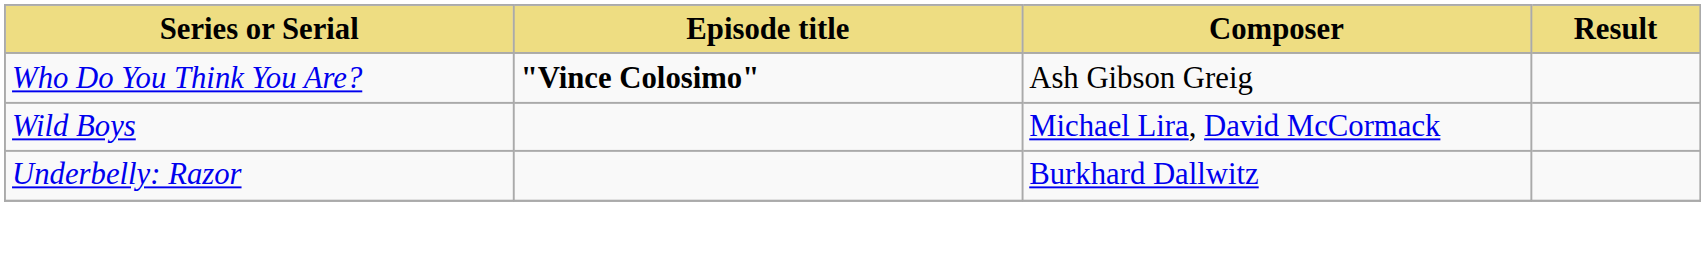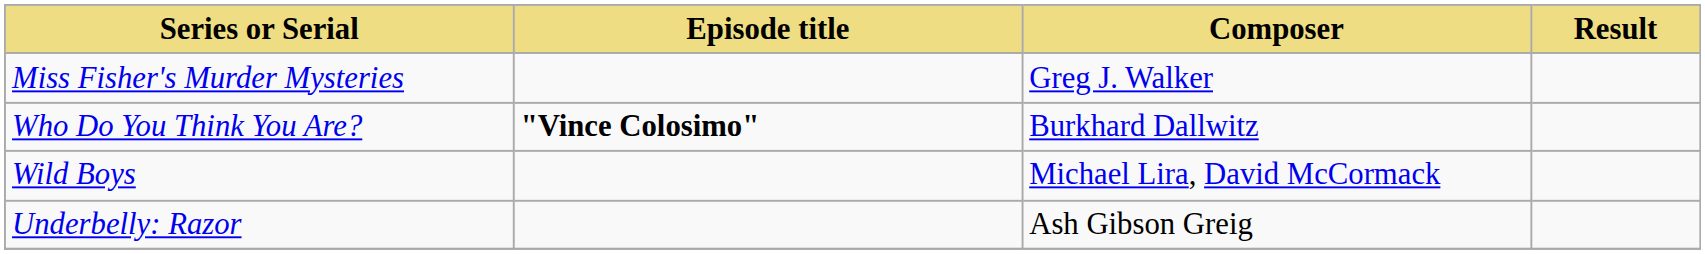+ row: (208, 77)
(1141, 77) Ash Gibson Greig -> (1144, 126) Burkhard Dallwitz
(1144, 175) Burkhard Dallwitz -> (1141, 223) Ash Gibson Greig
